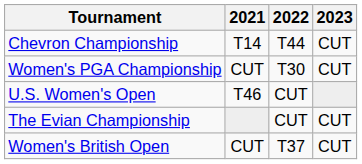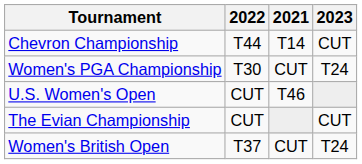columns swapped: (247, 18) <-> (291, 18)
(335, 69) CUT -> (335, 69) T24
(335, 146) CUT -> (335, 146) T24
